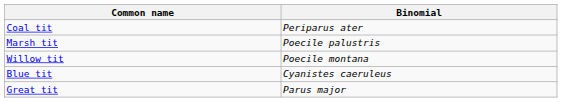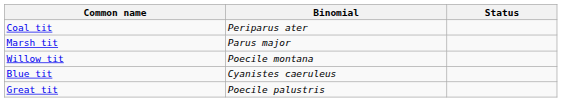+ column: (502, 12)
(332, 43) Poecile palustris -> (259, 43) Parus major
(314, 89) Parus major -> (276, 89) Poecile palustris
